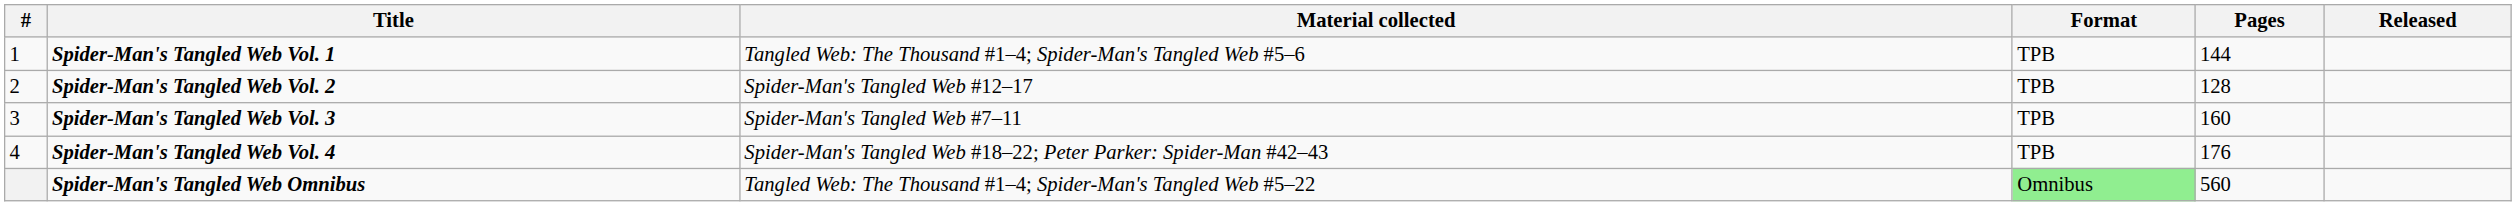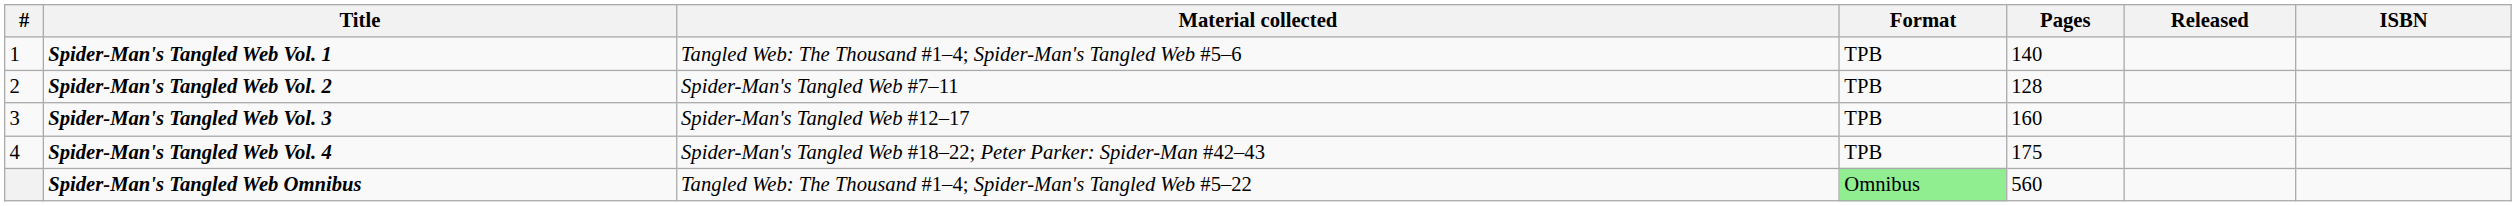+ column: (2404, 20)
(2215, 53) 144 -> (2027, 53) 140
(889, 86) Spider-Man's Tangled Web #12–17 -> (820, 86) Spider-Man's Tangled Web #7–11
(883, 119) Spider-Man's Tangled Web #7–11 -> (825, 119) Spider-Man's Tangled Web #12–17
(2215, 151) 176 -> (2027, 151) 175
